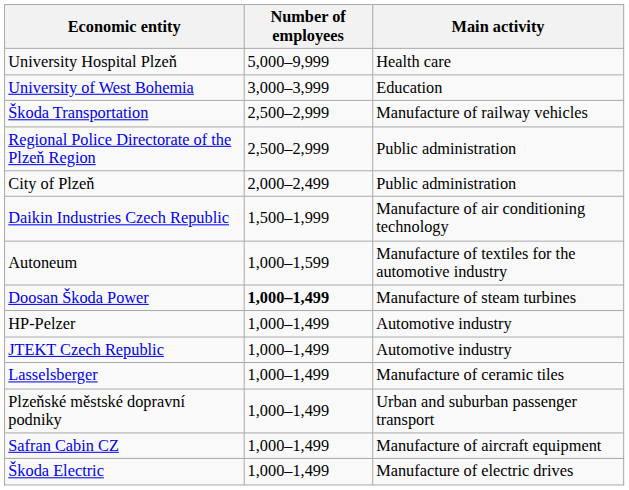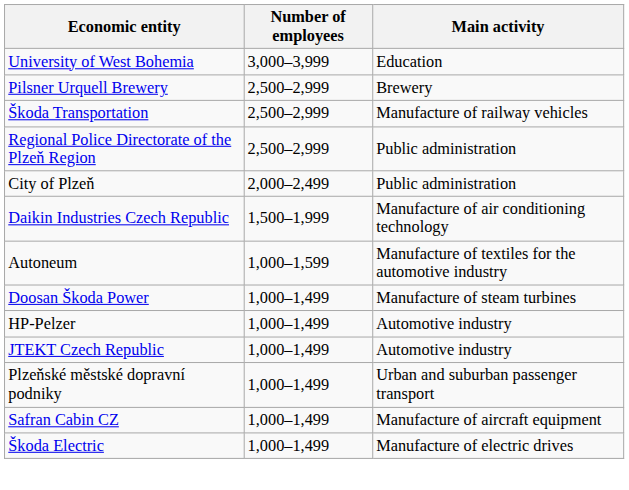- row: (93, 61)
+ row: (88, 87)
(288, 297) bold -> (288, 297) normal
- row: (53, 375)
